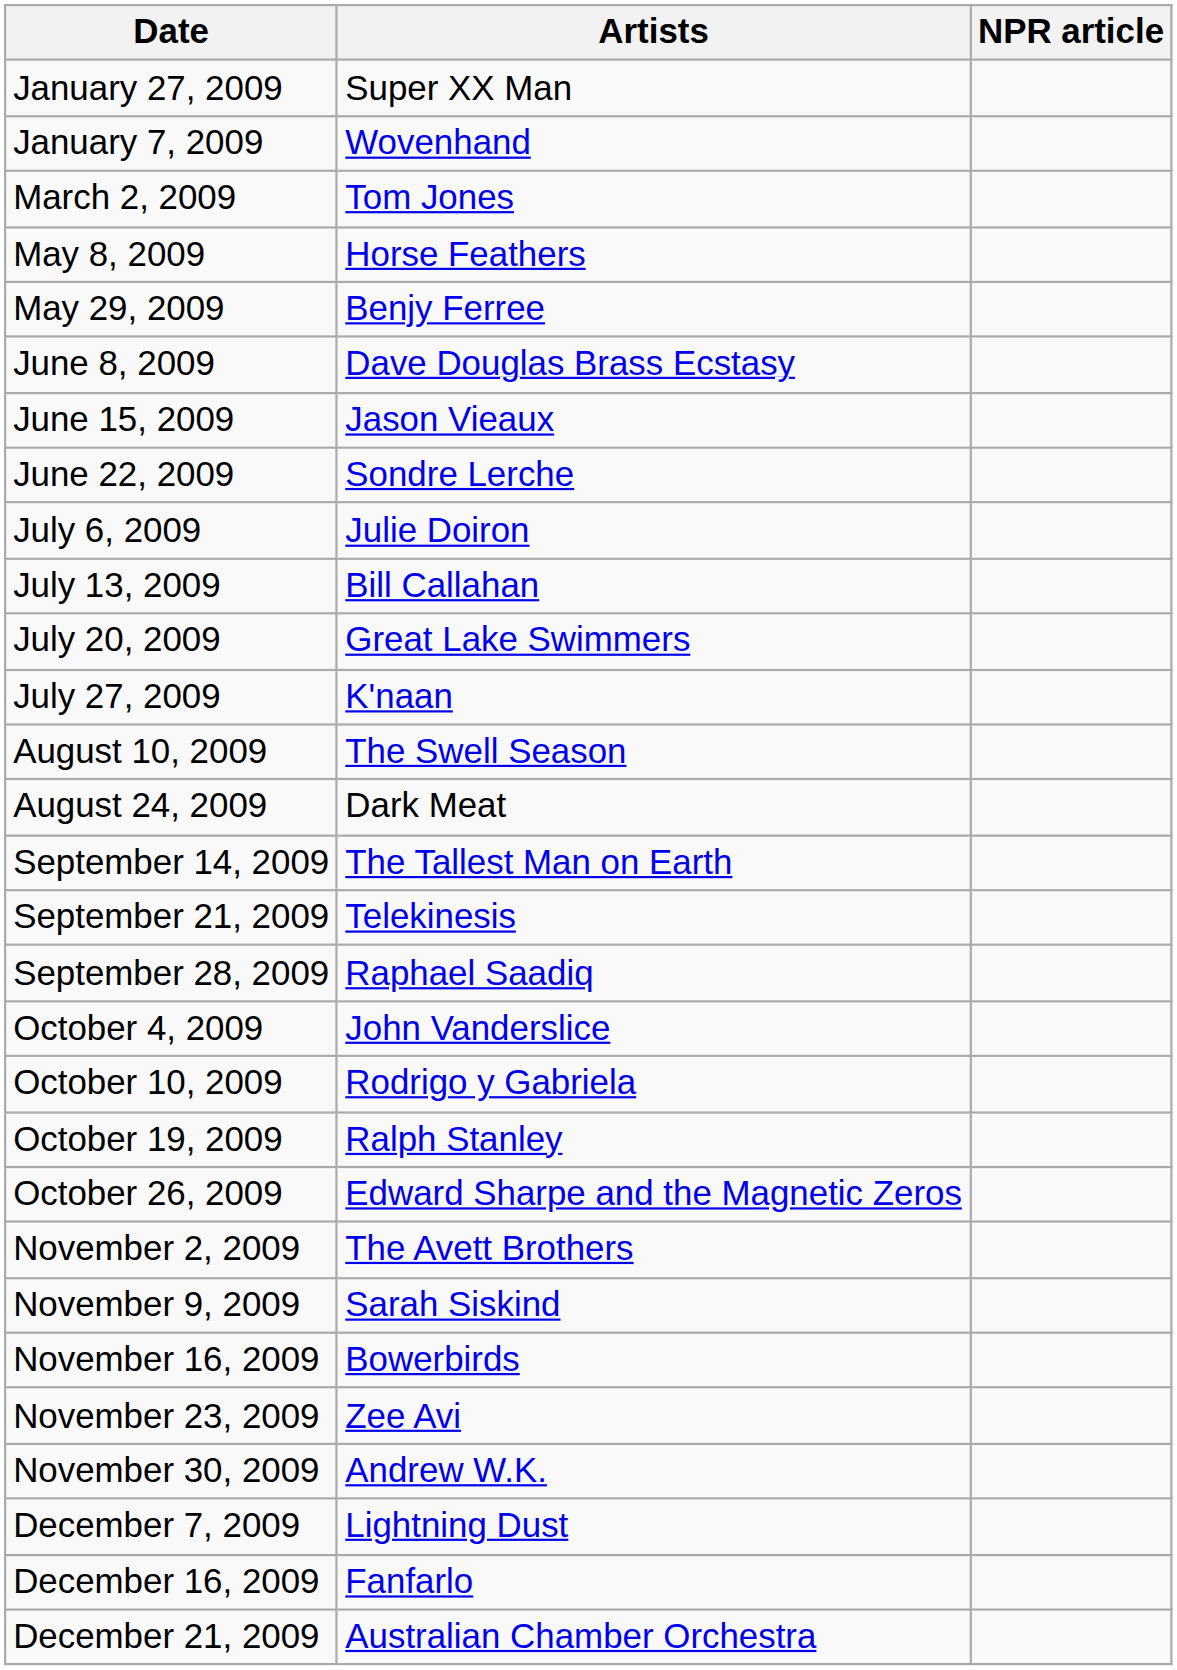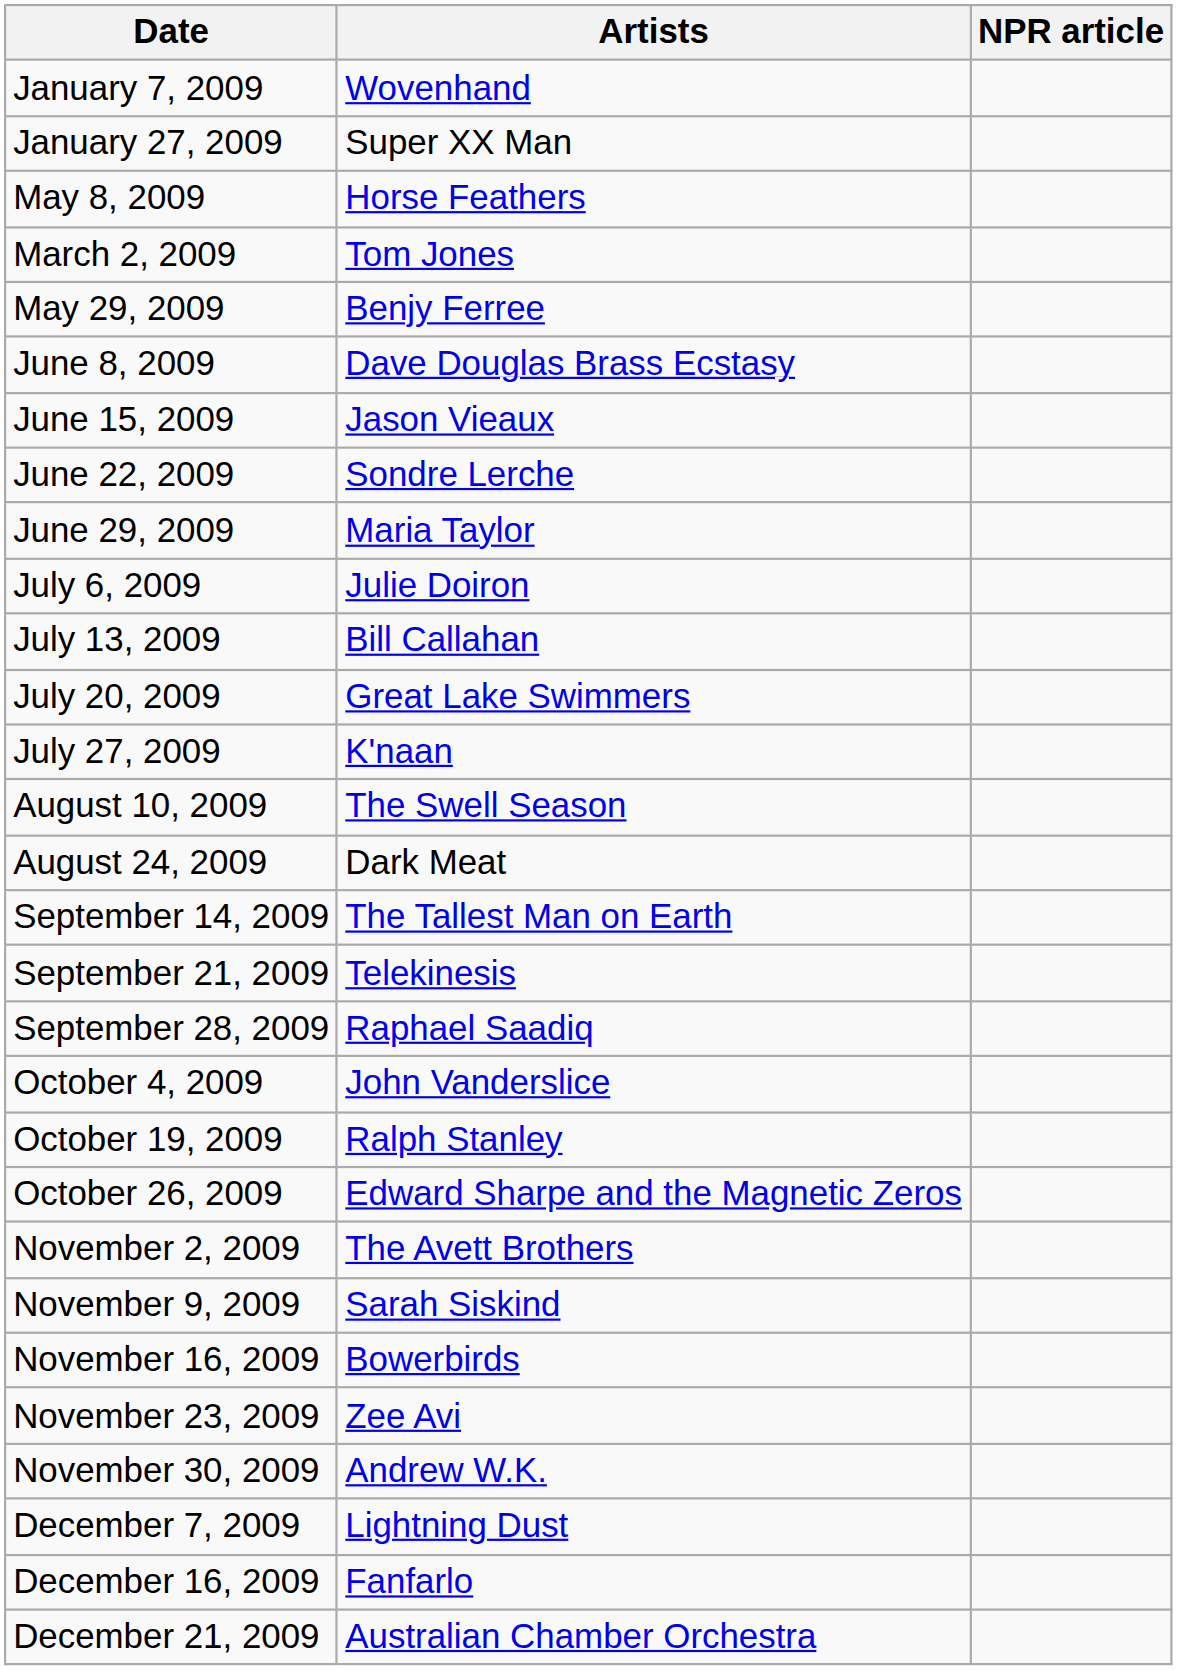rows swapped: (138, 142) <-> (148, 87)
rows swapped: (125, 198) <-> (109, 253)
+ row: (124, 530)
- row: (148, 1083)
